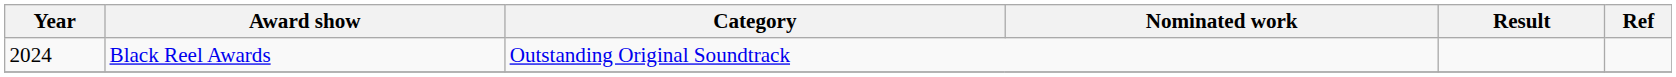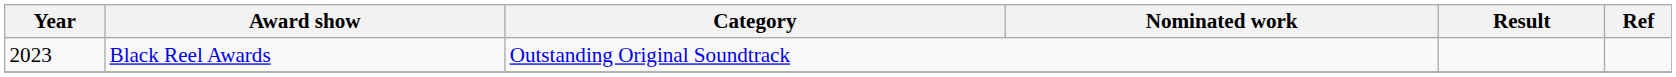(31, 54) 2024 -> (31, 54) 2023
